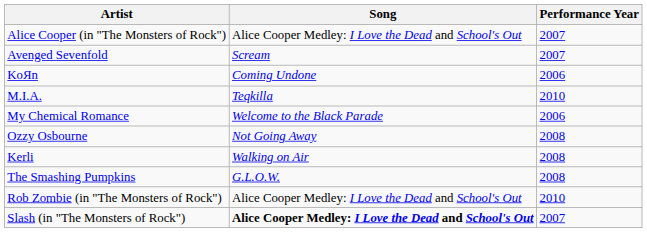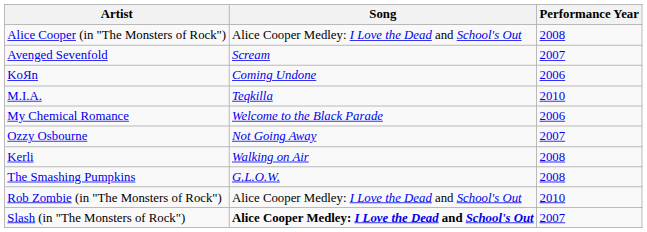(552, 34) 2007 -> (552, 34) 2008
(552, 136) 2008 -> (552, 136) 2007
